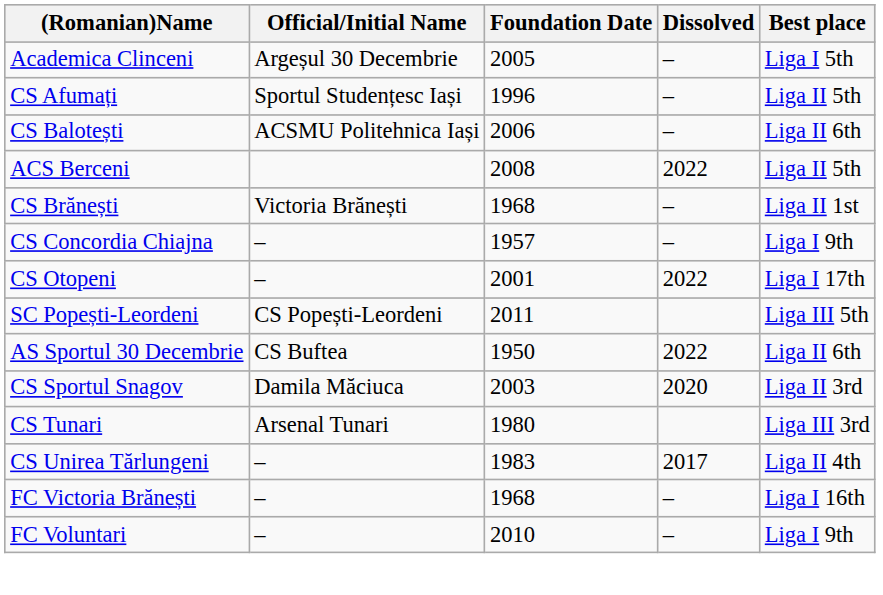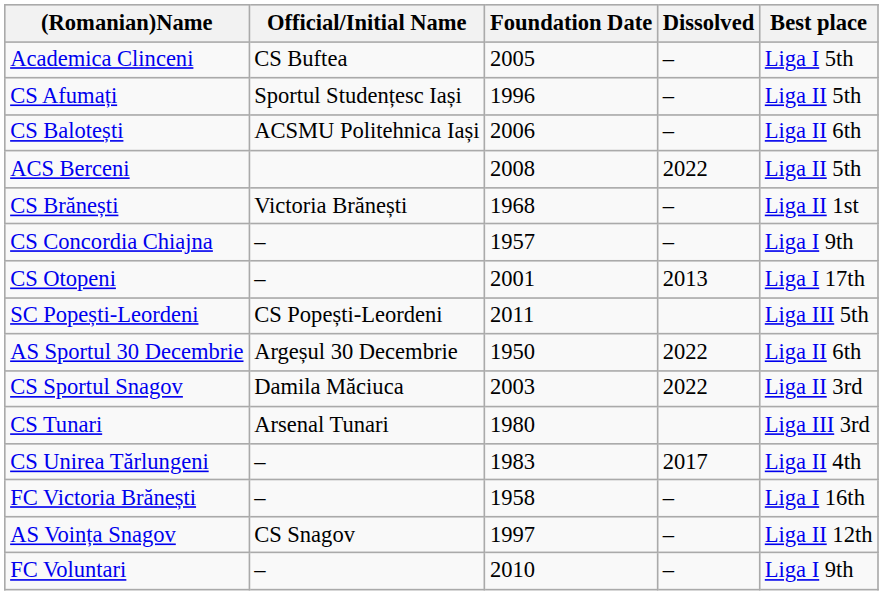(356, 59) Argeșul 30 Decembrie -> (301, 59) CS Buftea
(685, 278) 2022 -> (685, 278) 2013
(301, 351) CS Buftea -> (356, 351) Argeșul 30 Decembrie
(685, 388) 2020 -> (685, 388) 2022
(513, 497) 1968 -> (513, 497) 1958
+ row: (93, 534)
